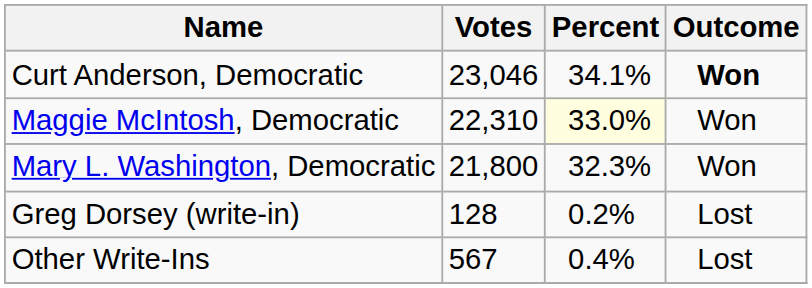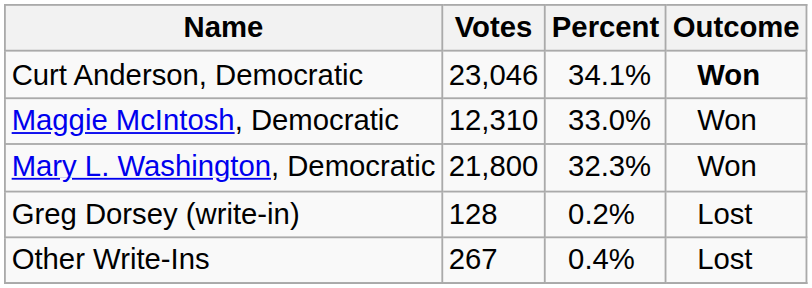(494, 120) 22,310 -> (494, 120) 12,310
(601, 120) lightyellow background -> (601, 120) no background
(473, 259) 567 -> (473, 259) 267
